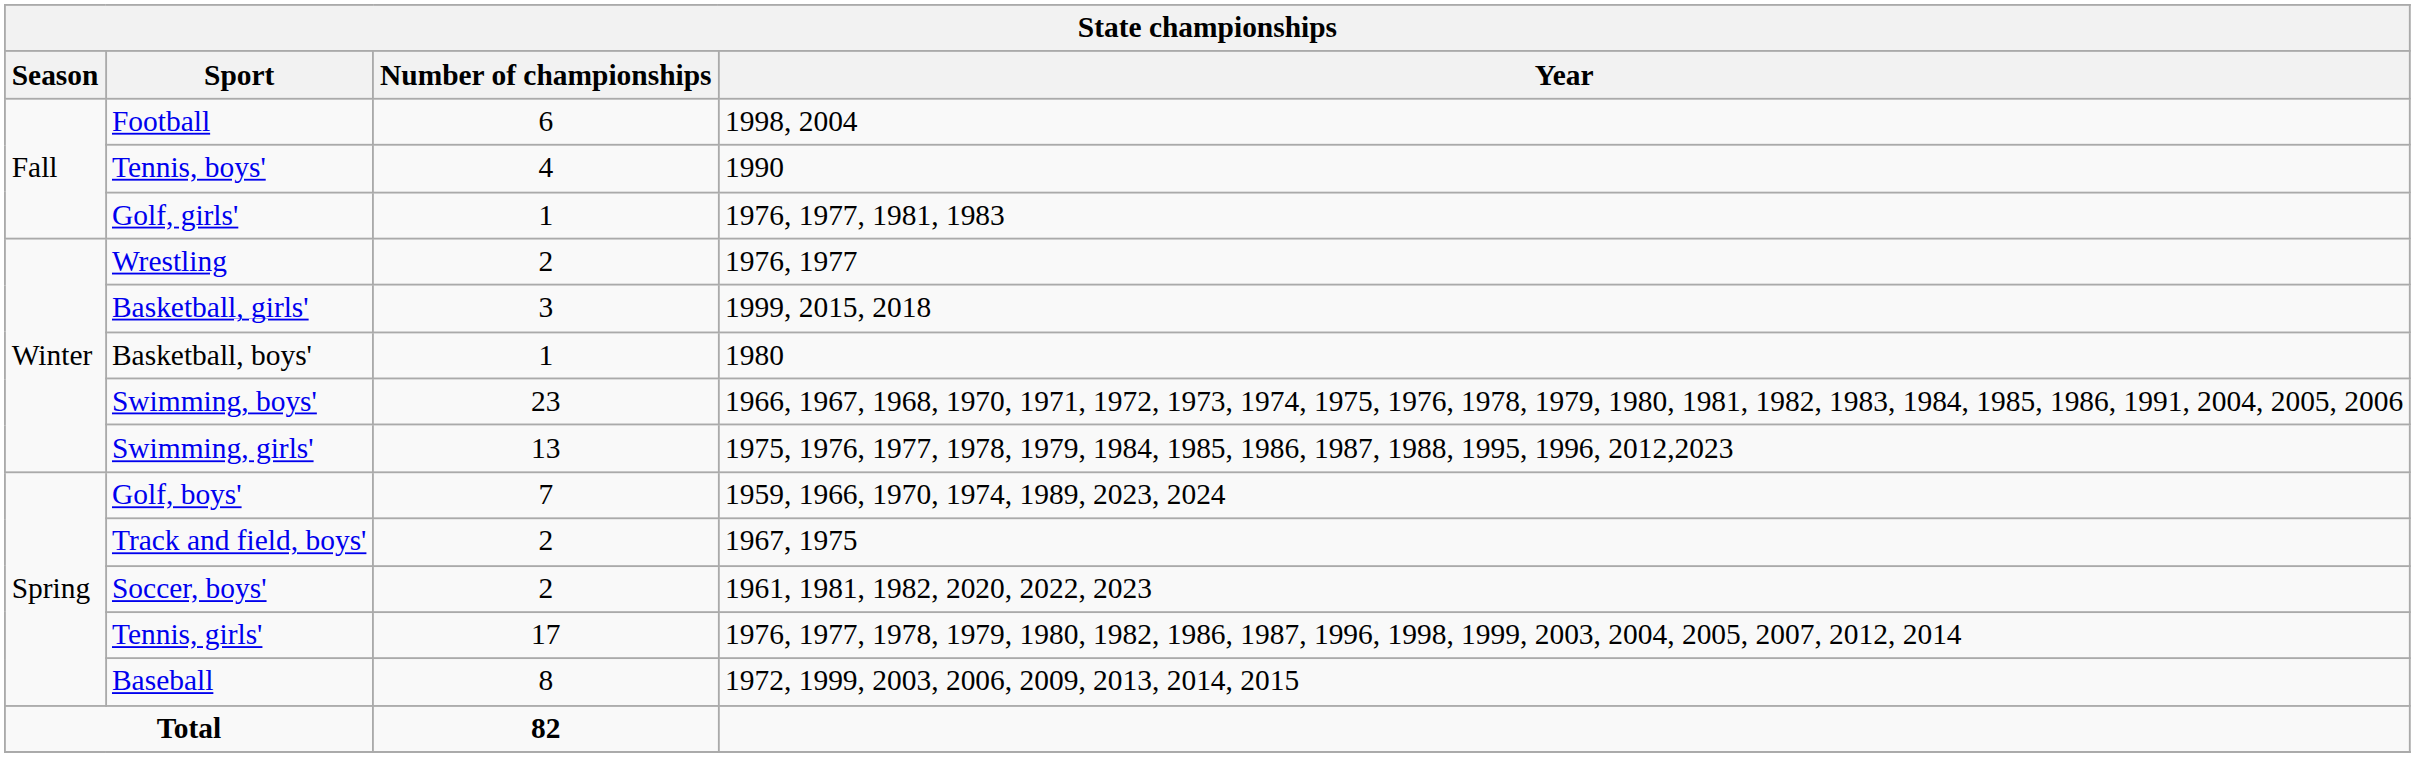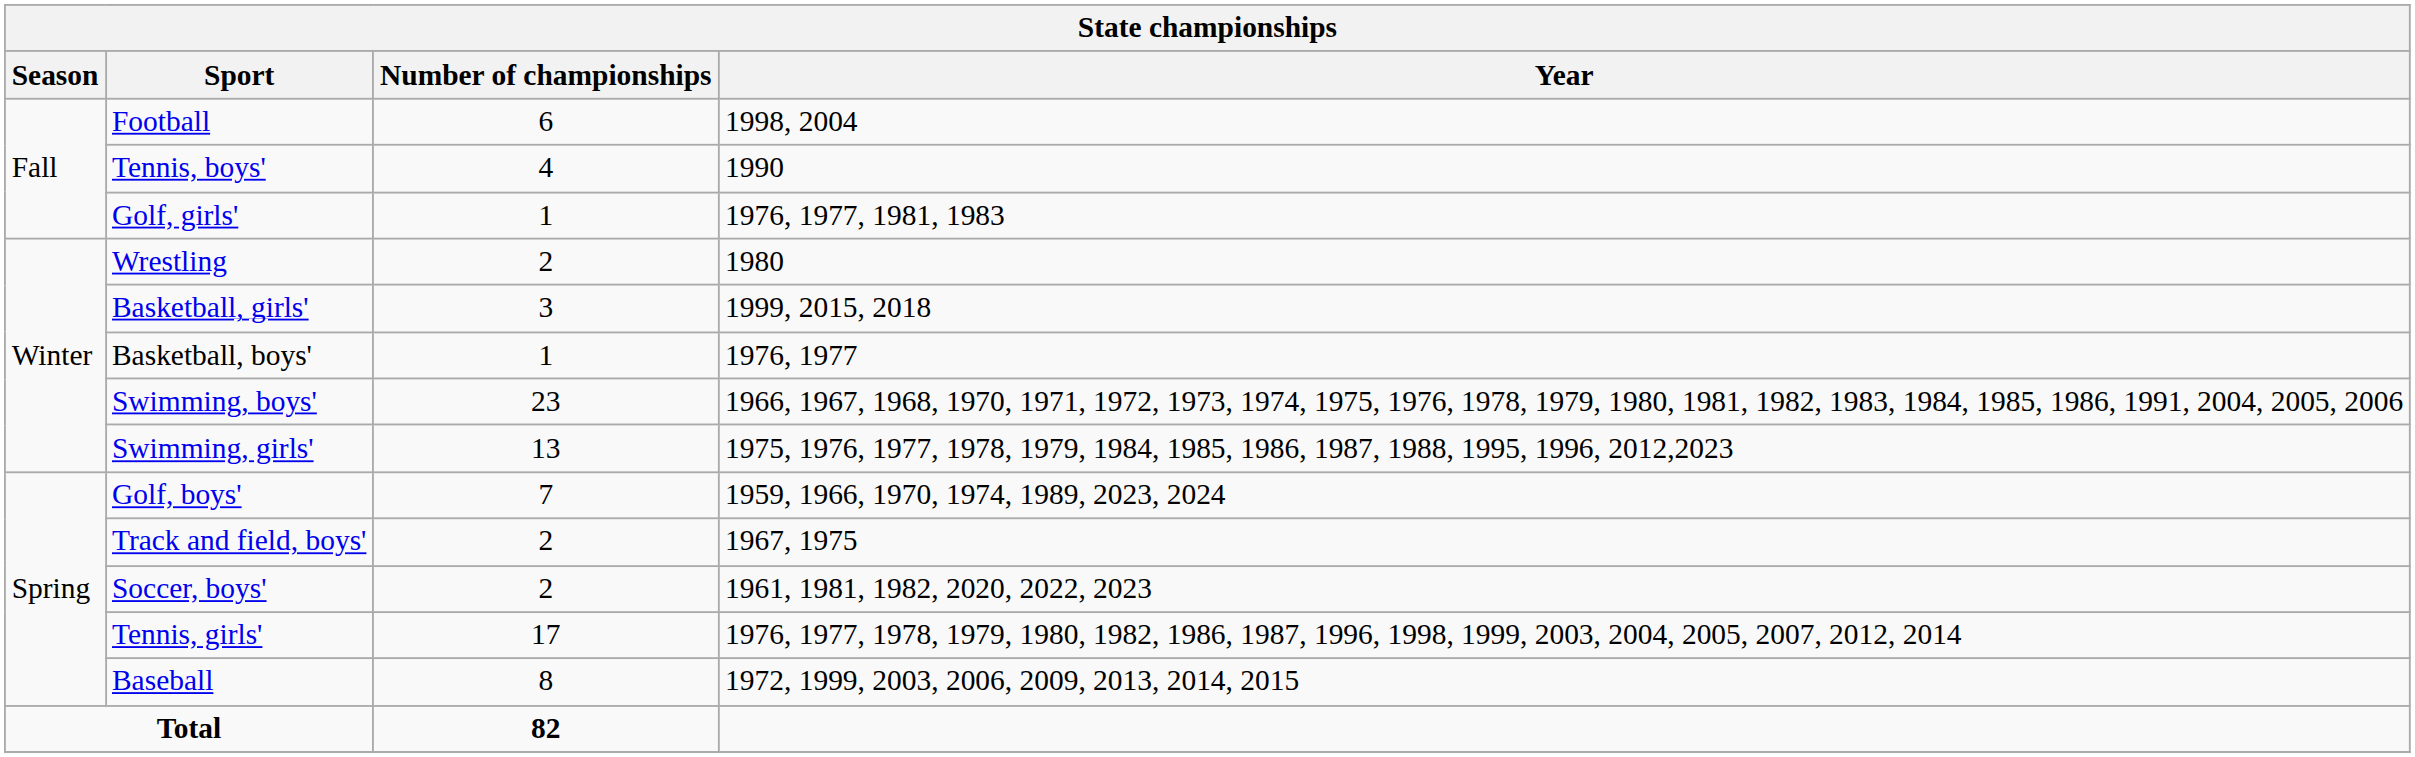(791, 261) 1976, 1977 -> (755, 261) 1980
(755, 354) 1980 -> (791, 354) 1976, 1977
